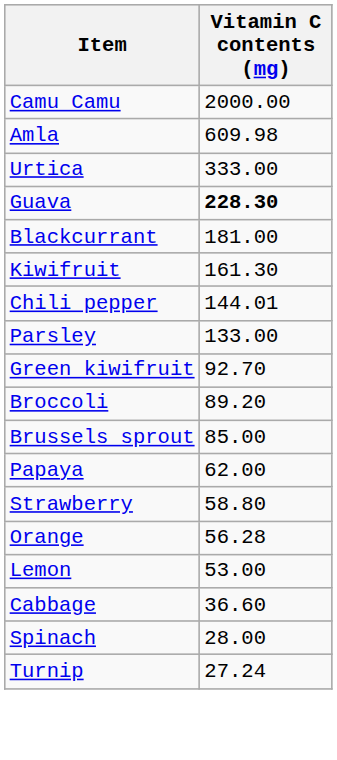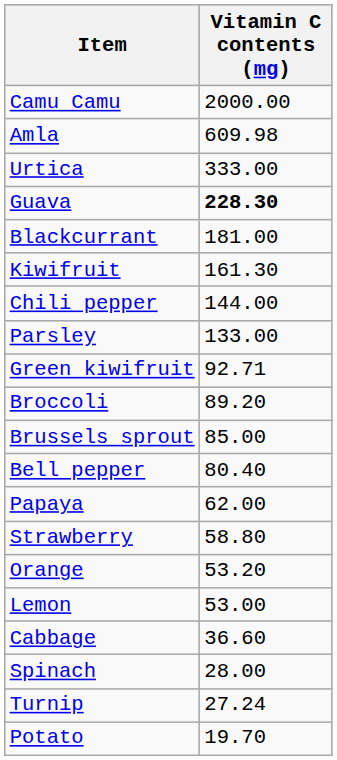(241, 303) 144.01 -> (241, 303) 144.00
(235, 370) 92.70 -> (235, 370) 92.71
+ row: (77, 471)
(235, 538) 56.28 -> (235, 571) 53.20
+ row: (47, 738)
